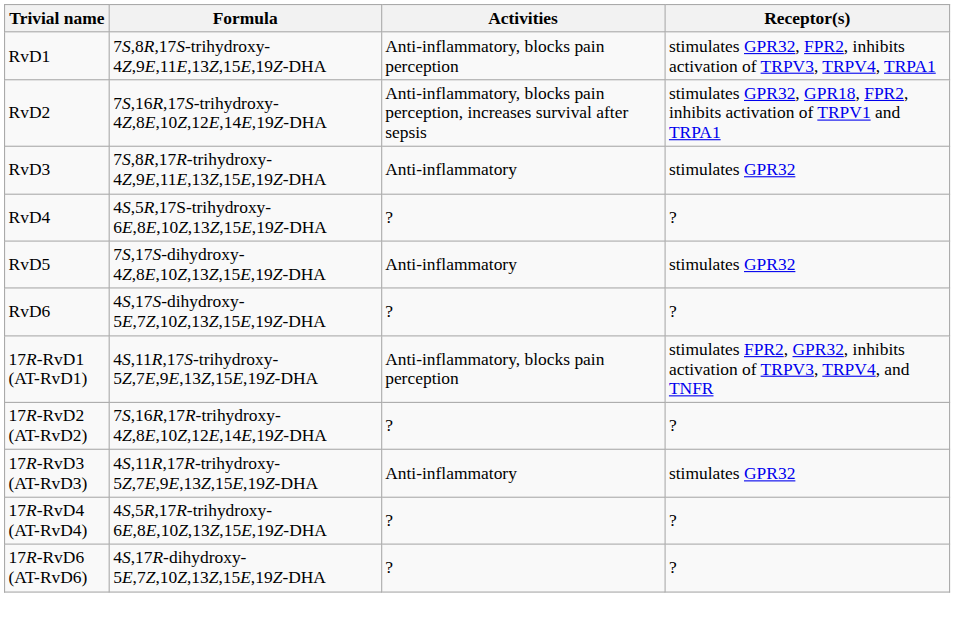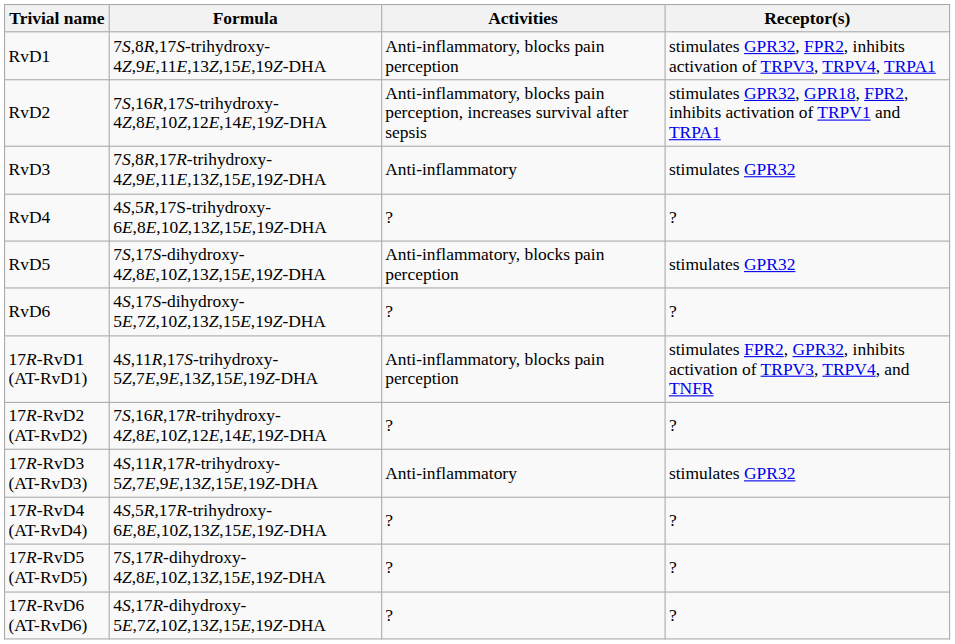(451, 264) Anti-inflammatory -> (495, 264) Anti-inflammatory, blocks pain perception
+ row: (48, 567)
